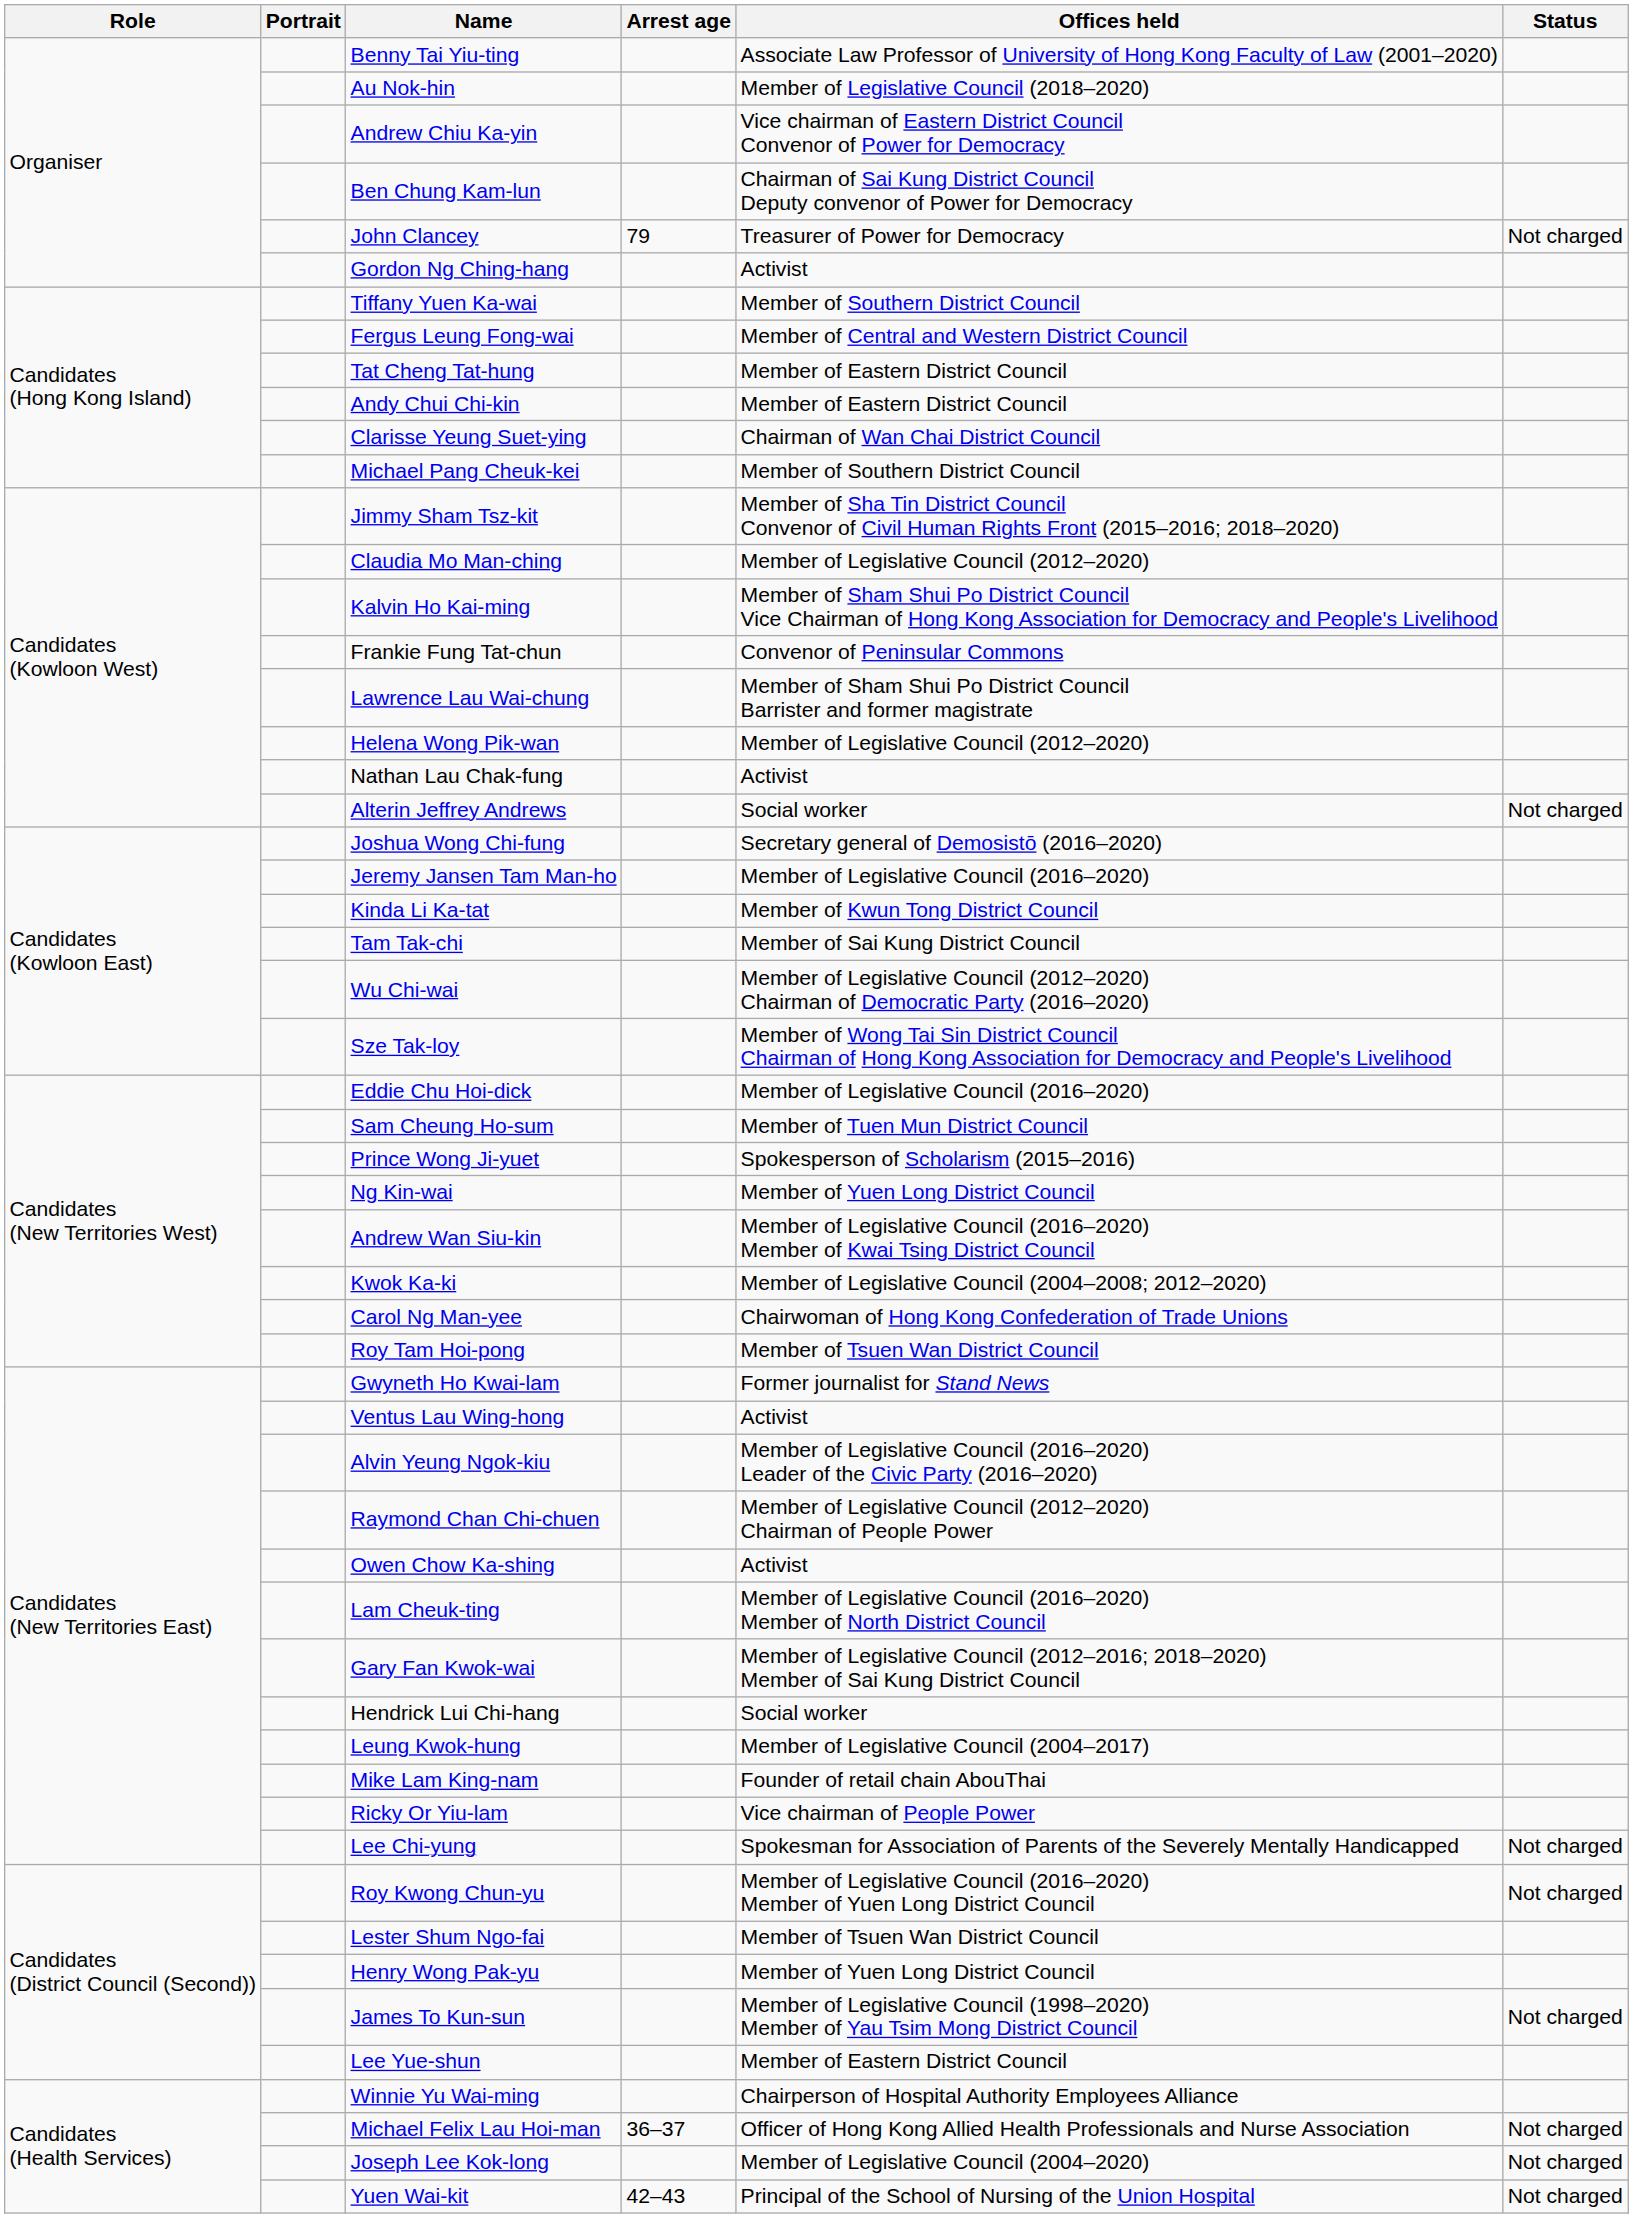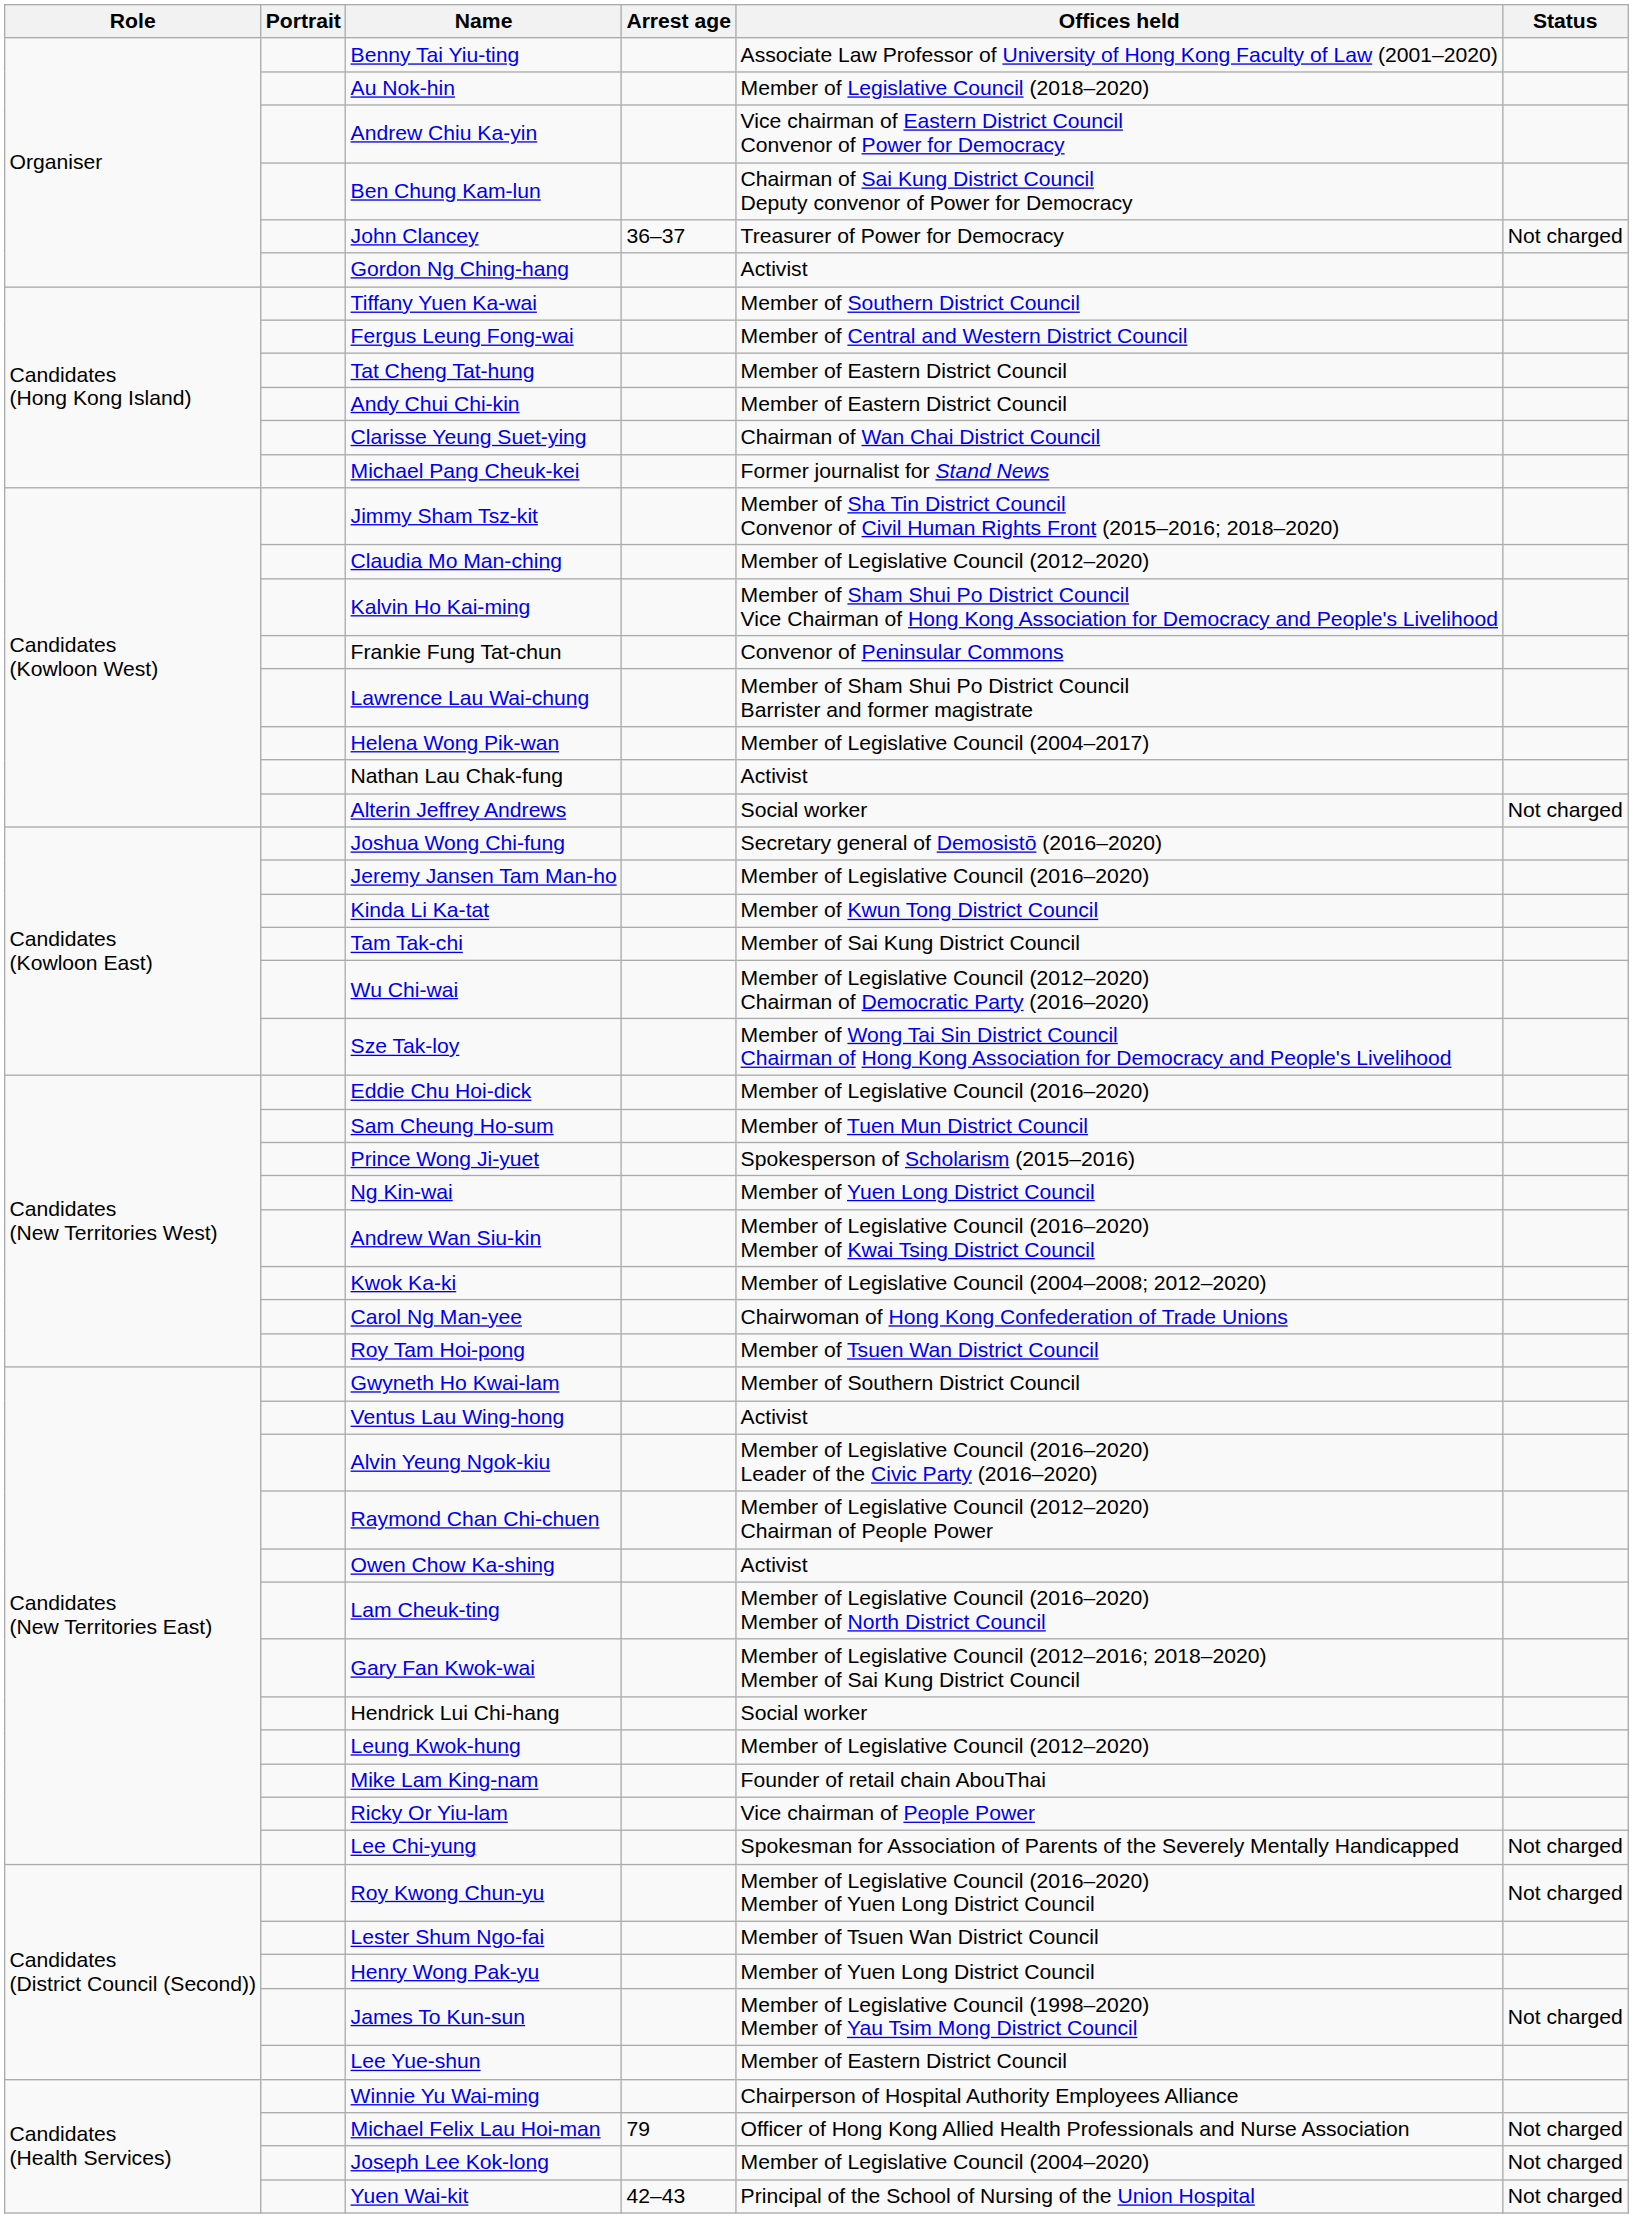(638, 236) 79 -> (656, 236) 36–37
(910, 470) Member of Southern District Council -> (895, 470) Former journalist for Stand News
(945, 742) Member of Legislative Council (2012–2020) -> (945, 742) Member of Legislative Council (2004–2017)
(895, 1383) Former journalist for Stand News -> (910, 1383) Member of Southern District Council
(945, 1746) Member of Legislative Council (2004–2017) -> (945, 1746) Member of Legislative Council (2012–2020)
(656, 2129) 36–37 -> (638, 2129) 79
